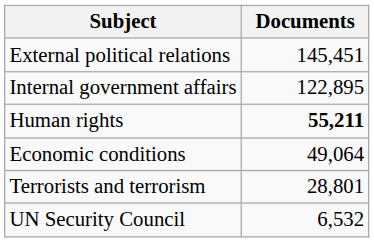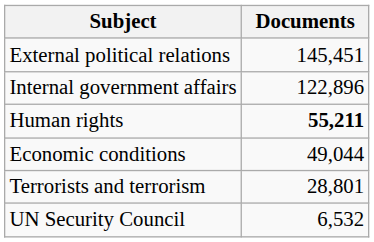(330, 87) 122,895 -> (330, 87) 122,896
(335, 153) 49,064 -> (335, 153) 49,044
